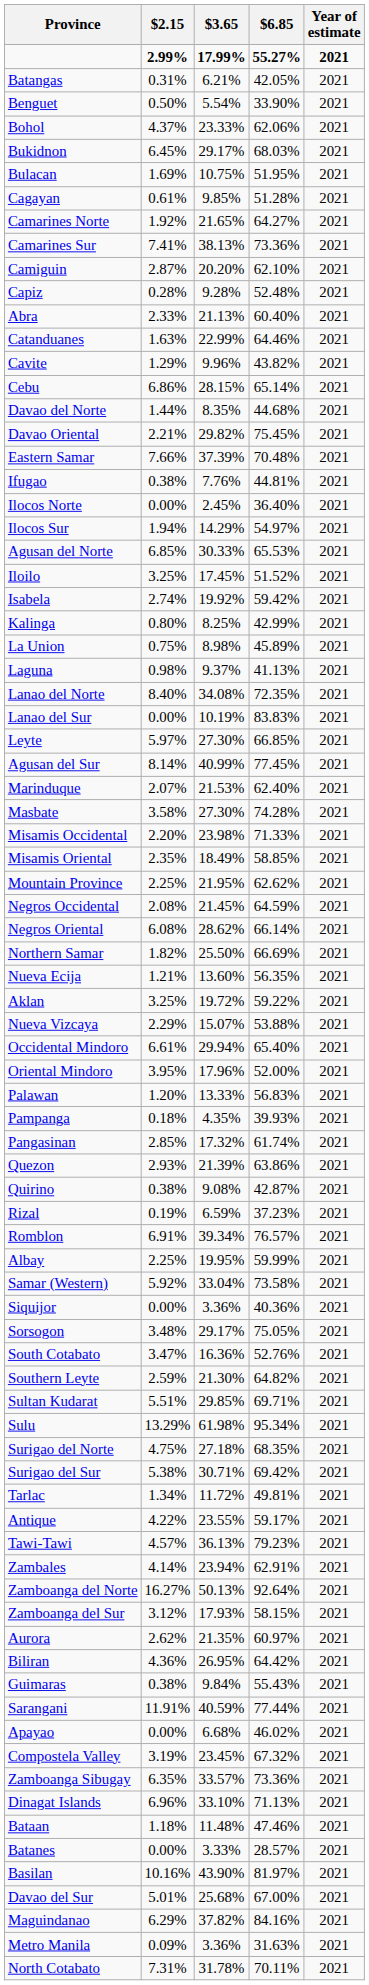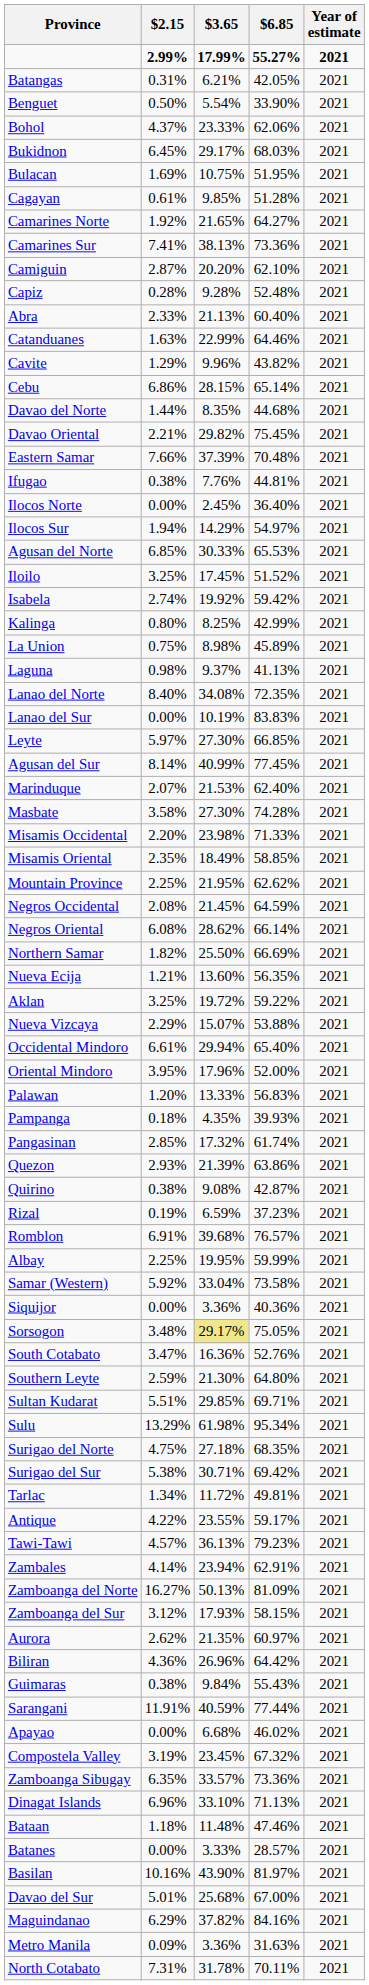(221, 1236) 39.34% -> (221, 1236) 39.68%
(221, 1330) no background -> (221, 1330) khaki background
(277, 1378) 64.82% -> (277, 1378) 64.80%
(277, 1590) 92.64% -> (277, 1590) 81.09%
(221, 1661) 26.95% -> (221, 1661) 26.96%
